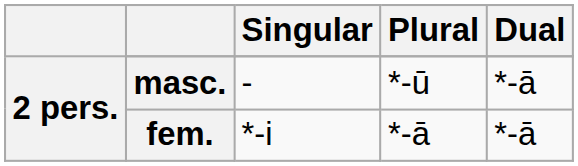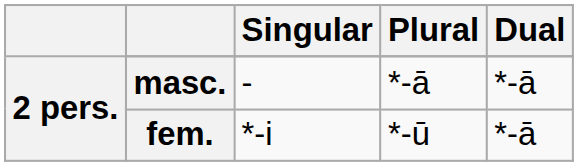(409, 82) *-ū -> (409, 82) *-ā
(409, 134) *-ā -> (409, 134) *-ū
